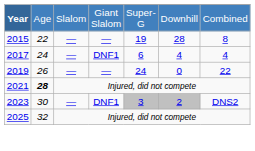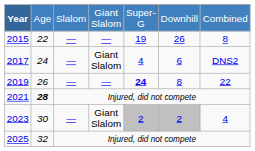(179, 39) 28 -> (179, 39) 26
(106, 55) DNF1 -> (106, 60) Giant Slalom
(141, 55) 6 -> (141, 60) 4
(179, 55) 4 -> (179, 60) 6
(225, 55) 4 -> (225, 60) DNS2
(141, 70) normal -> (141, 81) bold
(179, 70) 0 -> (179, 81) 8
(106, 102) DNF1 -> (106, 118) Giant Slalom
(141, 102) 3 -> (141, 118) 2
(225, 102) DNS2 -> (225, 118) 4
